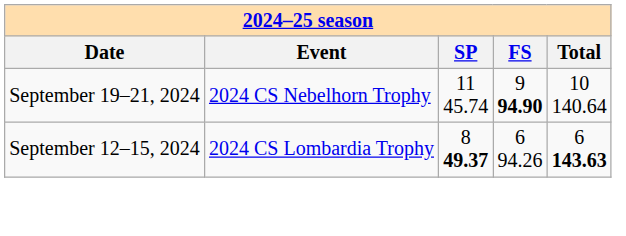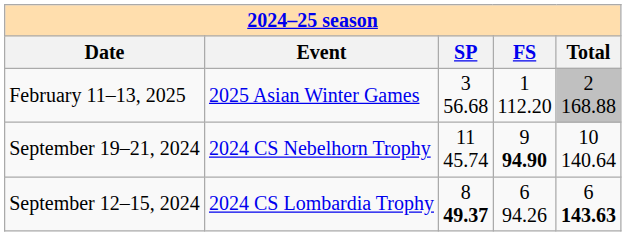+ row: (97, 95)
